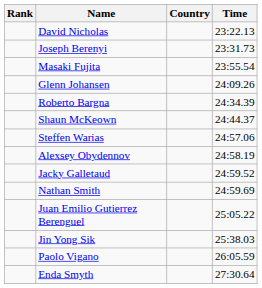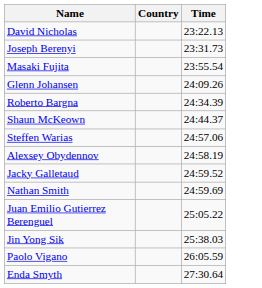- column: (20, 13)
